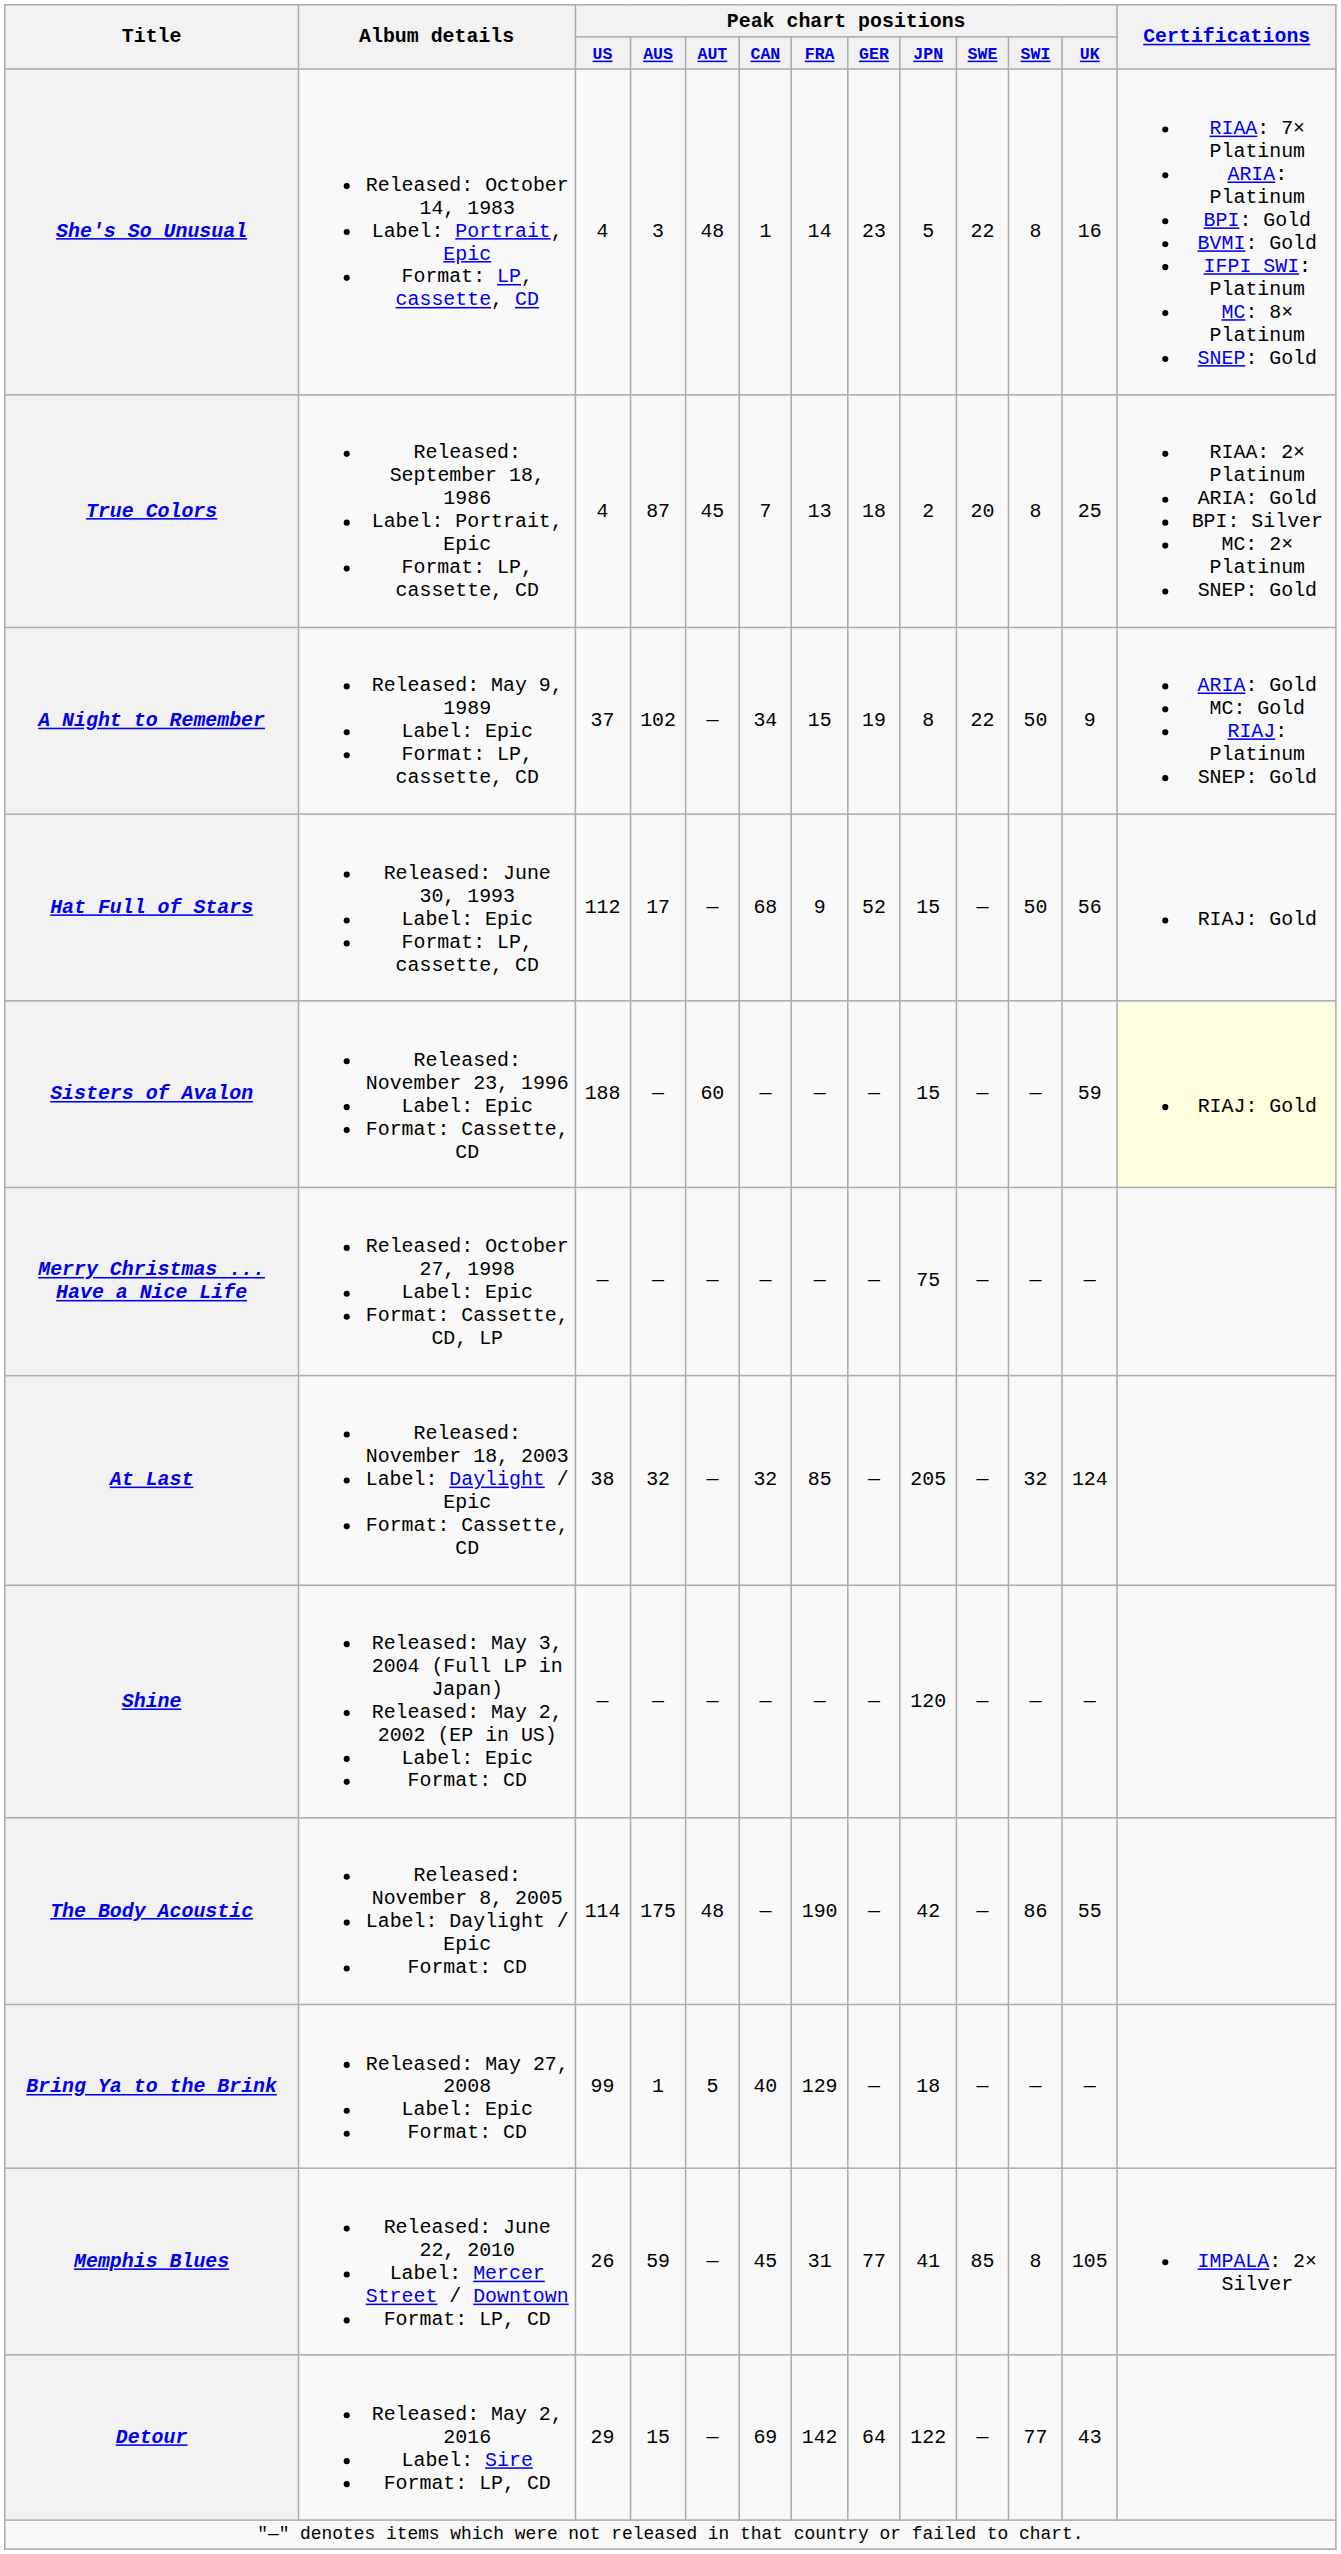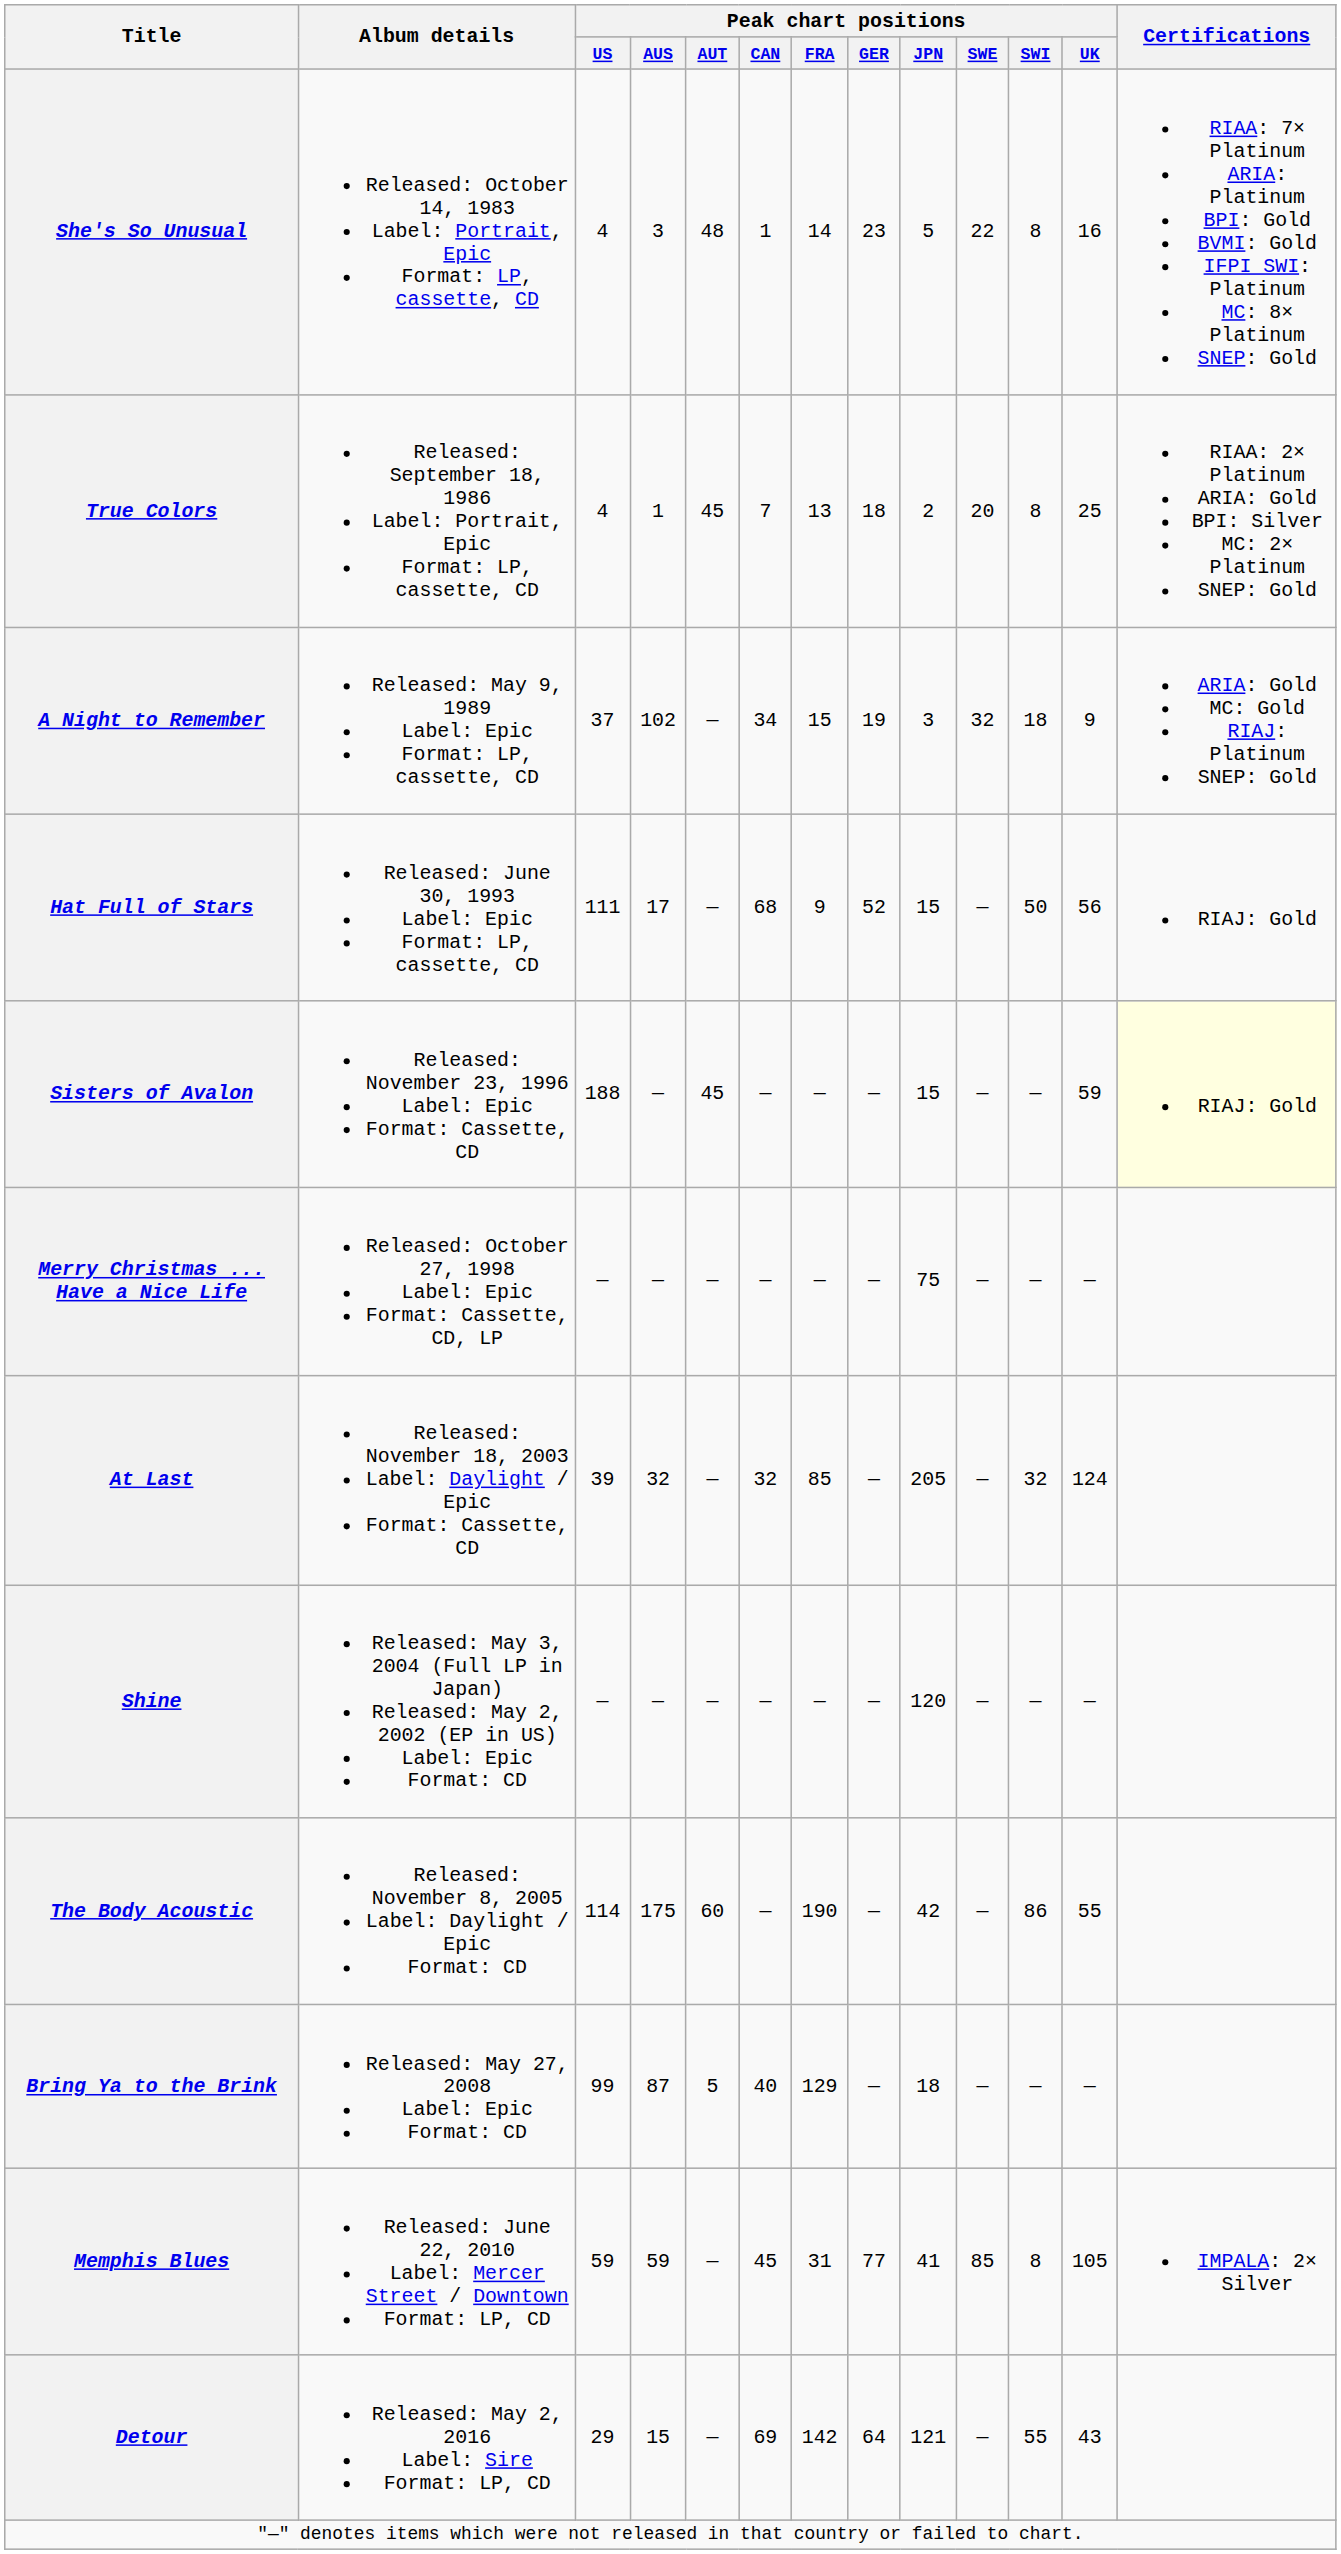(658, 511) 87 -> (658, 511) 1
(928, 721) 8 -> (928, 721) 3
(982, 721) 22 -> (982, 721) 32
(1036, 721) 50 -> (1036, 721) 18
(603, 908) 112 -> (603, 908) 111
(712, 1094) 60 -> (712, 1094) 45
(603, 1480) 38 -> (603, 1480) 39
(712, 1911) 48 -> (712, 1911) 60
(658, 2087) 1 -> (658, 2087) 87
(603, 2262) 26 -> (603, 2262) 59
(928, 2438) 122 -> (928, 2438) 121
(1036, 2438) 77 -> (1036, 2438) 55
